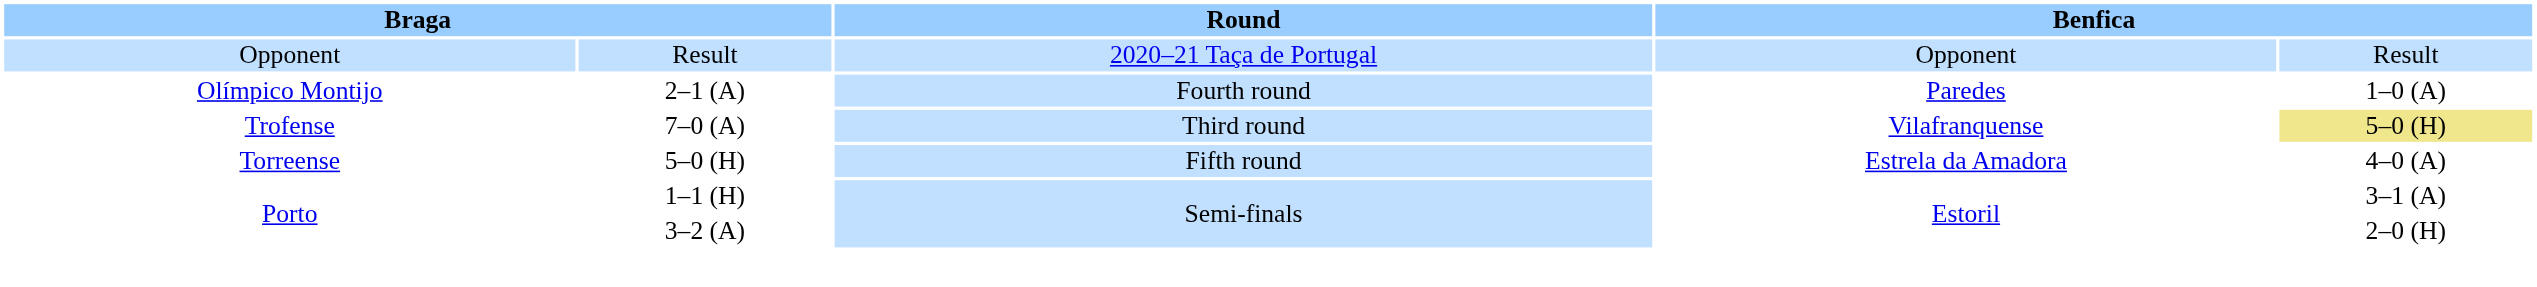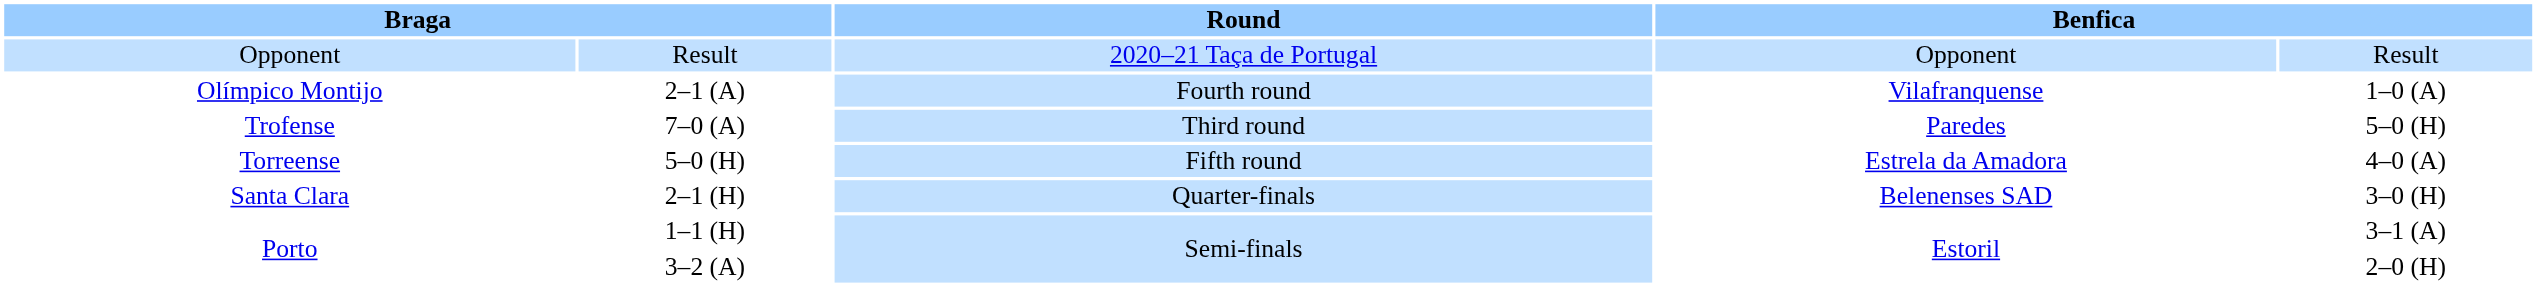(1966, 90) Paredes -> (1966, 90) Vilafranquense
(1966, 125) Vilafranquense -> (1966, 125) Paredes
(2406, 125) khaki background -> (2406, 125) no background
+ row: (705, 195)
